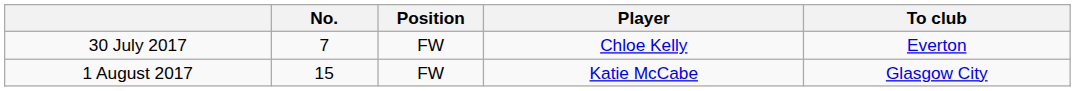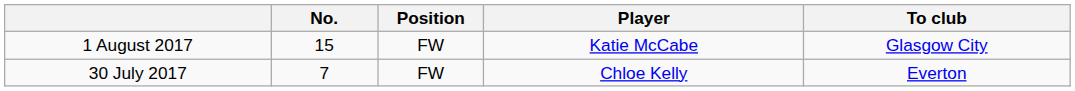rows swapped: (138, 72) <-> (138, 45)
